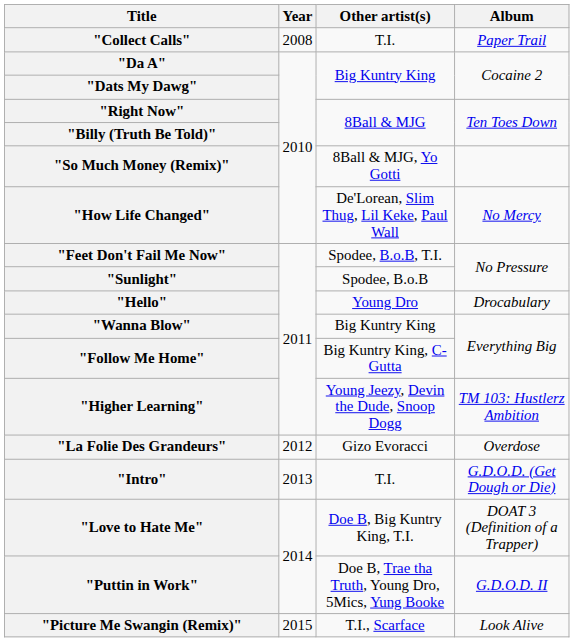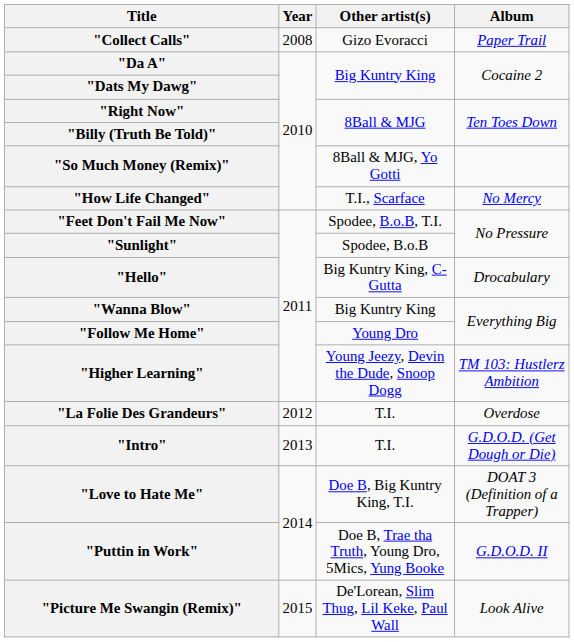(385, 39) T.I. -> (385, 39) Gizo Evoracci
(385, 214) De'Lorean, Slim Thug, Lil Keke, Paul Wall -> (385, 198) T.I., Scarface
(385, 302) Young Dro -> (385, 277) Big Kuntry King, C-Gutta
(385, 358) Big Kuntry King, C-Gutta -> (385, 332) Young Dro
(385, 447) Gizo Evoracci -> (385, 413) T.I.
(385, 625) T.I., Scarface -> (385, 608) De'Lorean, Slim Thug, Lil Keke, Paul Wall
